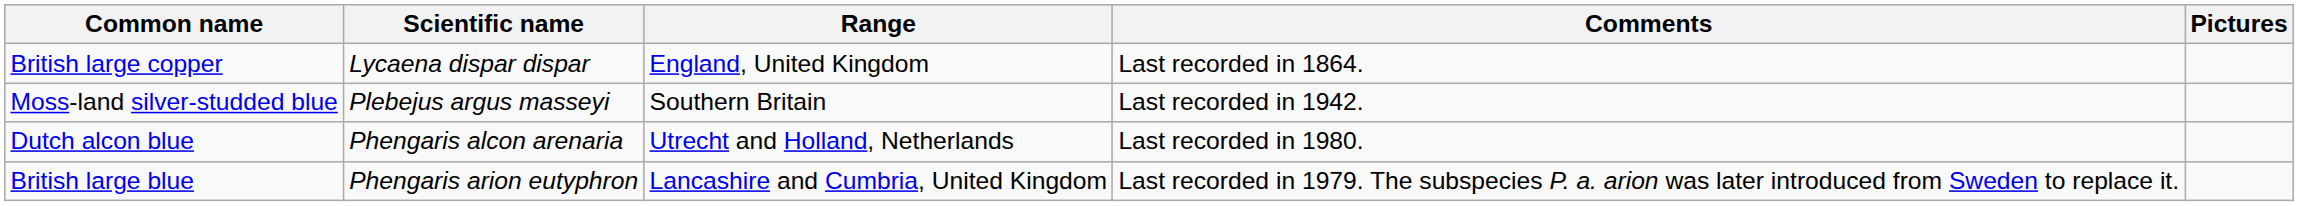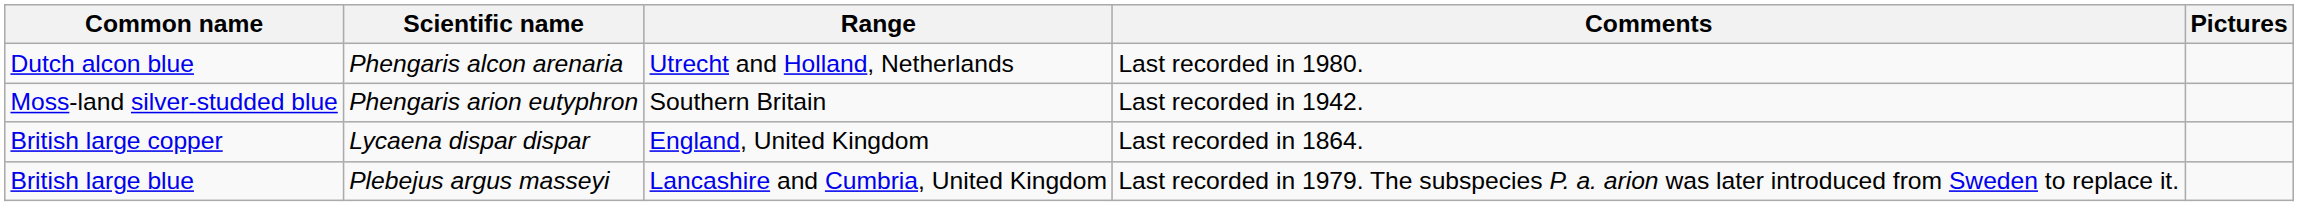rows swapped: (117, 63) <-> (102, 141)
(479, 102) Plebejus argus masseyi -> (494, 102) Phengaris arion eutyphron
(494, 180) Phengaris arion eutyphron -> (479, 180) Plebejus argus masseyi
